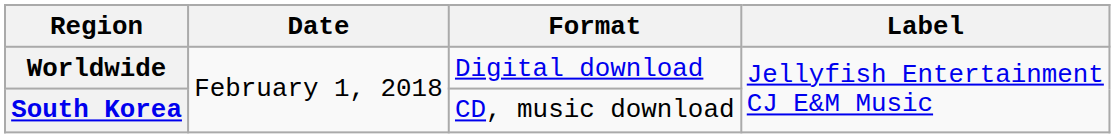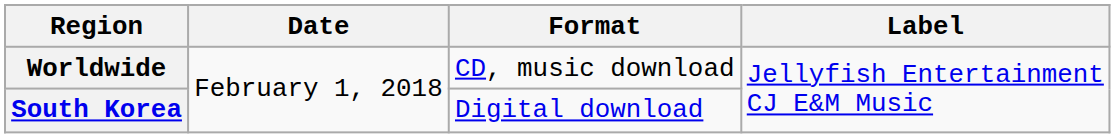(579, 68) Digital download -> (595, 68) CD, music download
(595, 110) CD, music download -> (579, 110) Digital download
